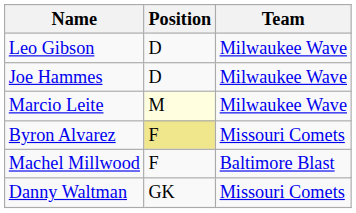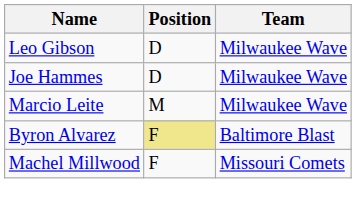(157, 105) lightyellow background -> (157, 105) no background
(282, 134) Missouri Comets -> (277, 134) Baltimore Blast
(277, 163) Baltimore Blast -> (282, 163) Missouri Comets
- row: (68, 192)
